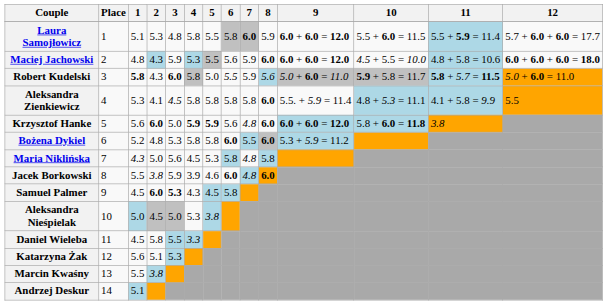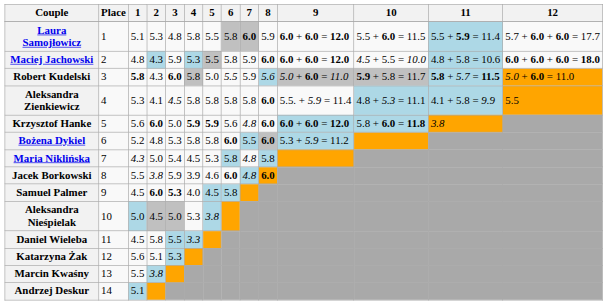(231, 59) 5.6 -> (231, 59) 5.8
(175, 158) 5.6 -> (175, 158) 5.4
(193, 192) 4.3 -> (193, 192) 4.0
